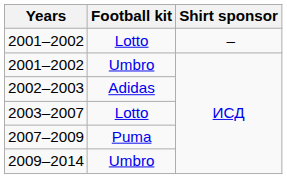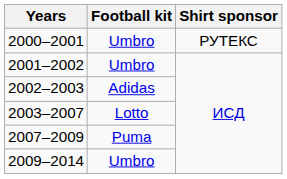+ row: (46, 40)
- row: (46, 40)
